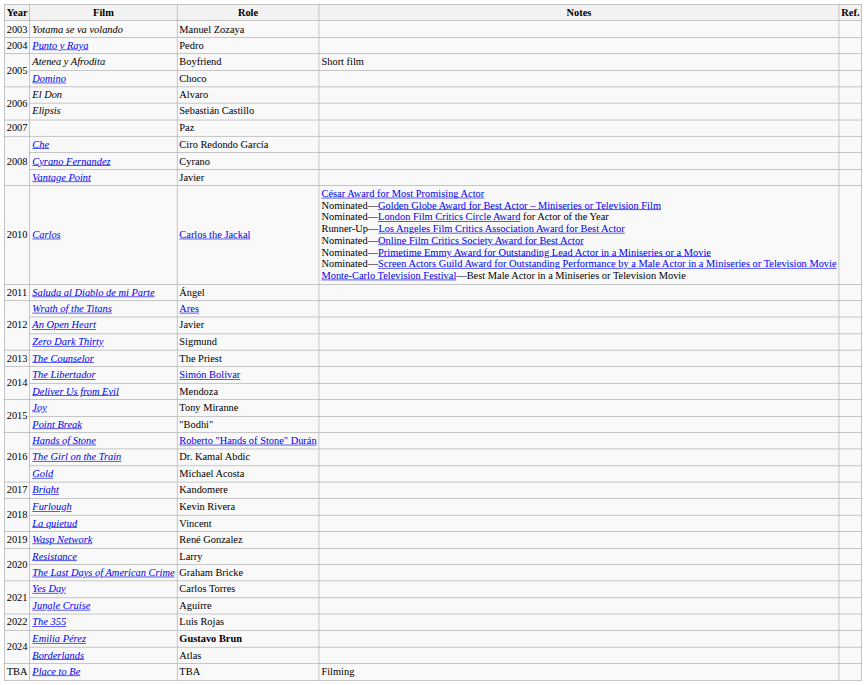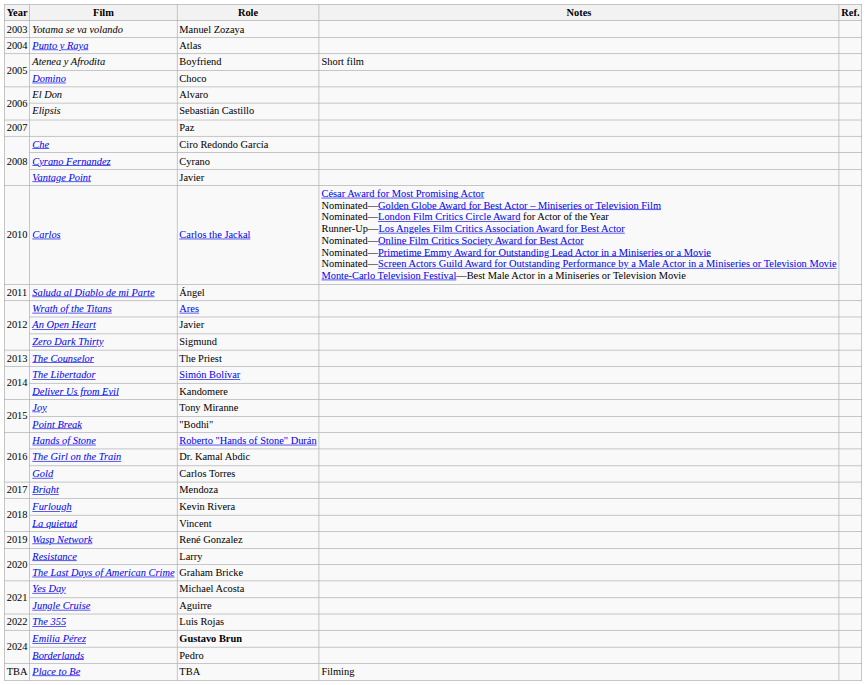(191, 45) Pedro -> (190, 45) Atlas
(199, 391) Mendoza -> (204, 391) Kandomere
(212, 474) Michael Acosta -> (207, 474) Carlos Torres
(204, 490) Kandomere -> (199, 490) Mendoza
(207, 589) Carlos Torres -> (212, 589) Michael Acosta
(190, 655) Atlas -> (191, 655) Pedro
